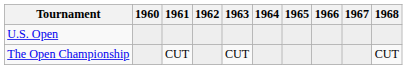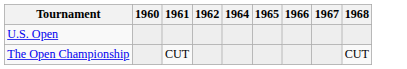- column: (237, 14)
